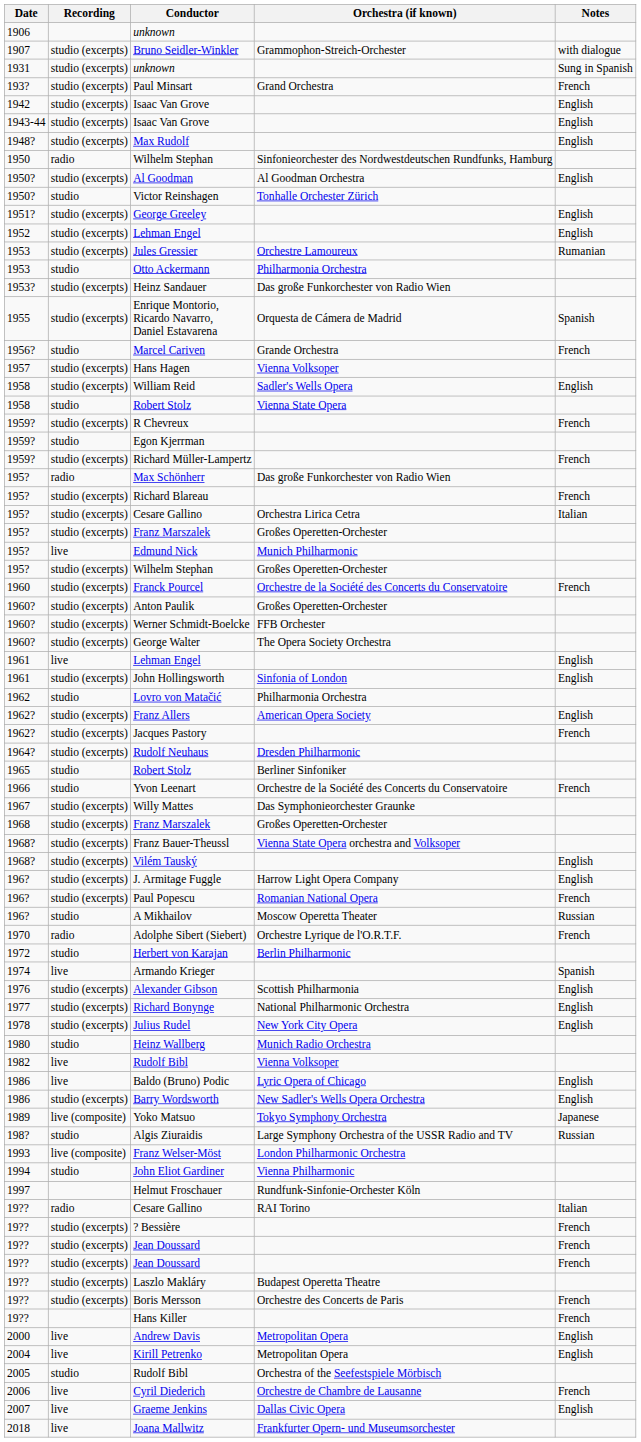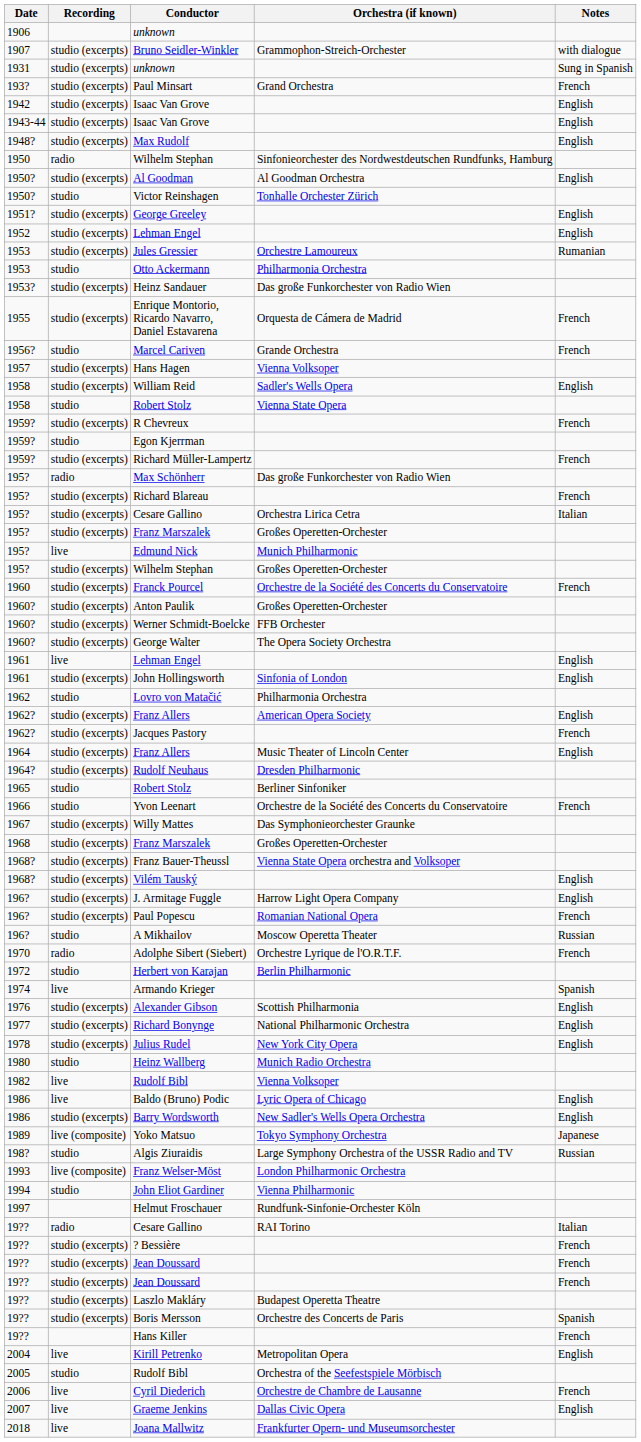(576, 318) Spanish -> (574, 318) French
+ row: (19, 752)
(574, 1300) French -> (576, 1318) Spanish
- row: (19, 1336)
